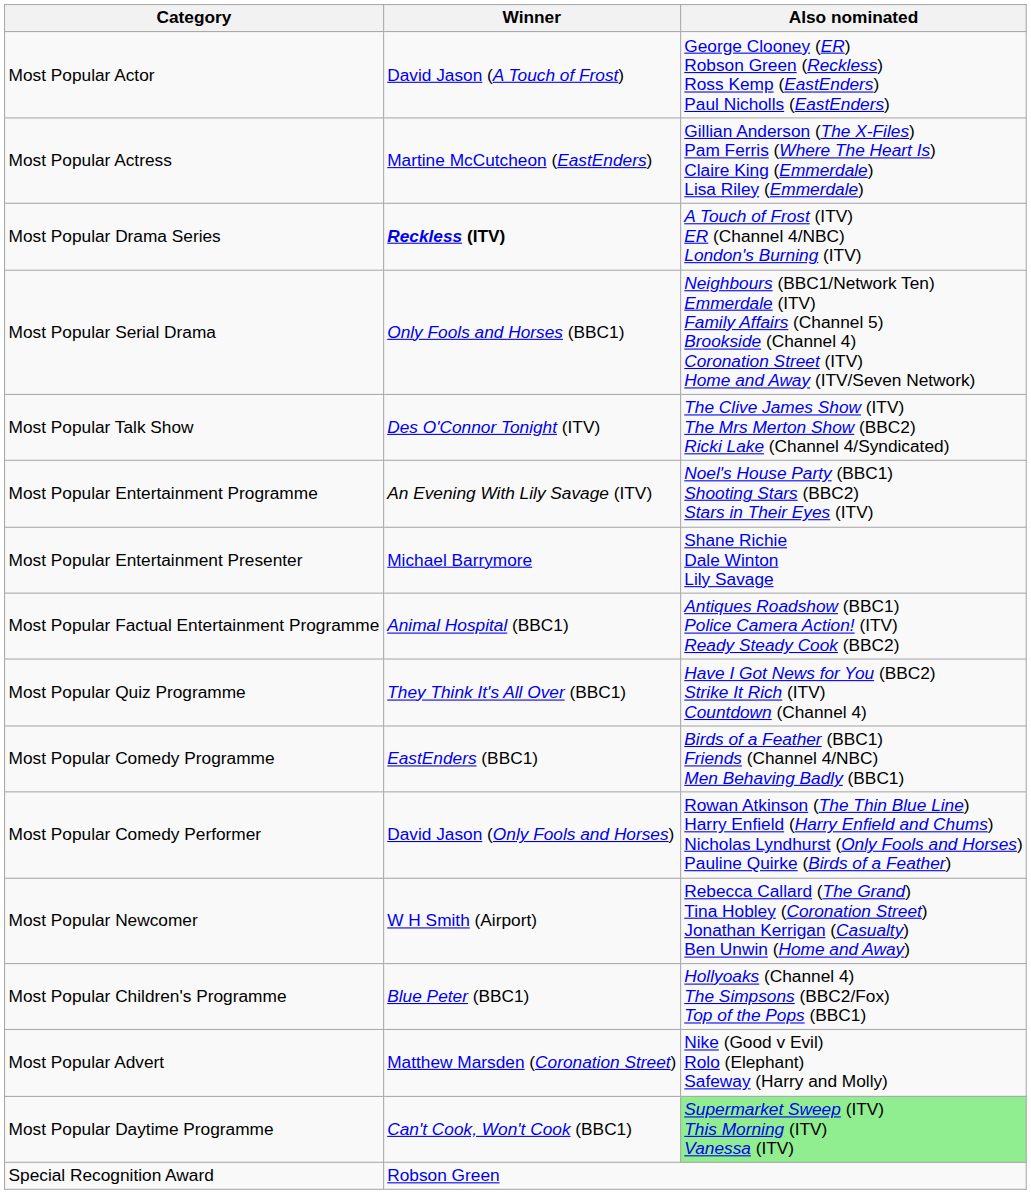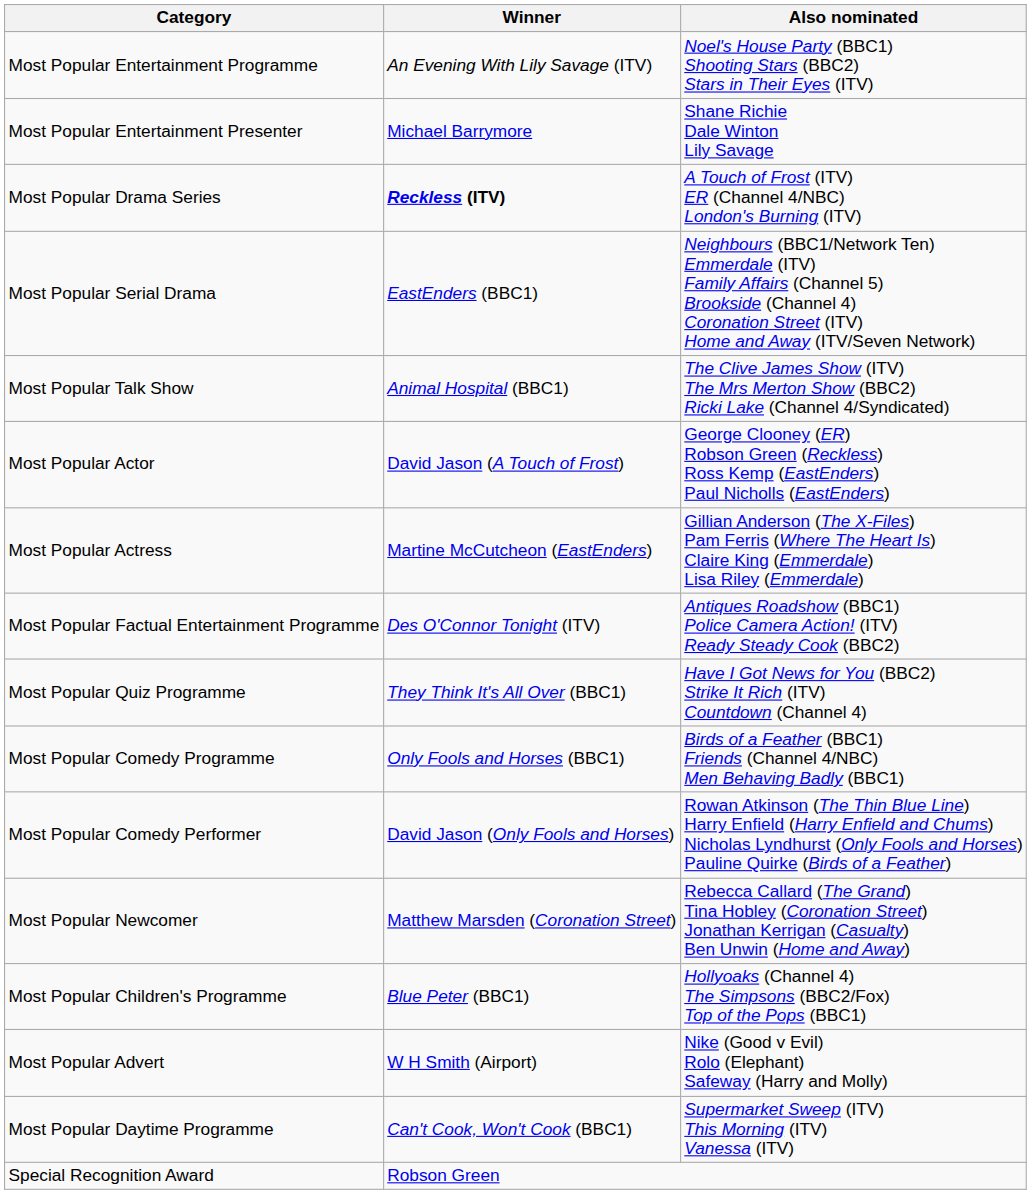rows swapped: (82, 74) <-> (163, 493)
rows swapped: (90, 160) <-> (155, 559)
(506, 331) Only Fools and Horses (BBC1) -> (463, 293) EastEnders (BBC1)
(494, 427) Des O'Connor Tonight (ITV) -> (478, 388) Animal Hospital (BBC1)
(478, 626) Animal Hospital (BBC1) -> (494, 626) Des O'Connor Tonight (ITV)
(463, 758) EastEnders (BBC1) -> (506, 758) Only Fools and Horses (BBC1)
(462, 920) W H Smith (Airport) -> (532, 920) Matthew Marsden (Coronation Street)
(532, 1062) Matthew Marsden (Coronation Street) -> (462, 1062) W H Smith (Airport)
(784, 1129) lightgreen background -> (784, 1129) no background
